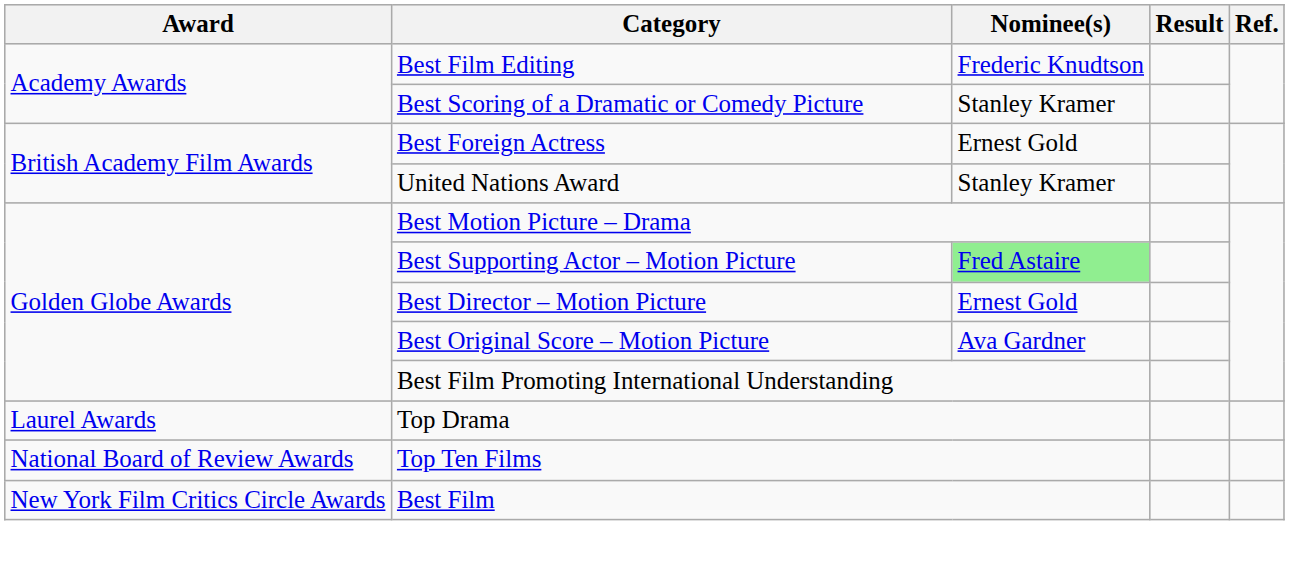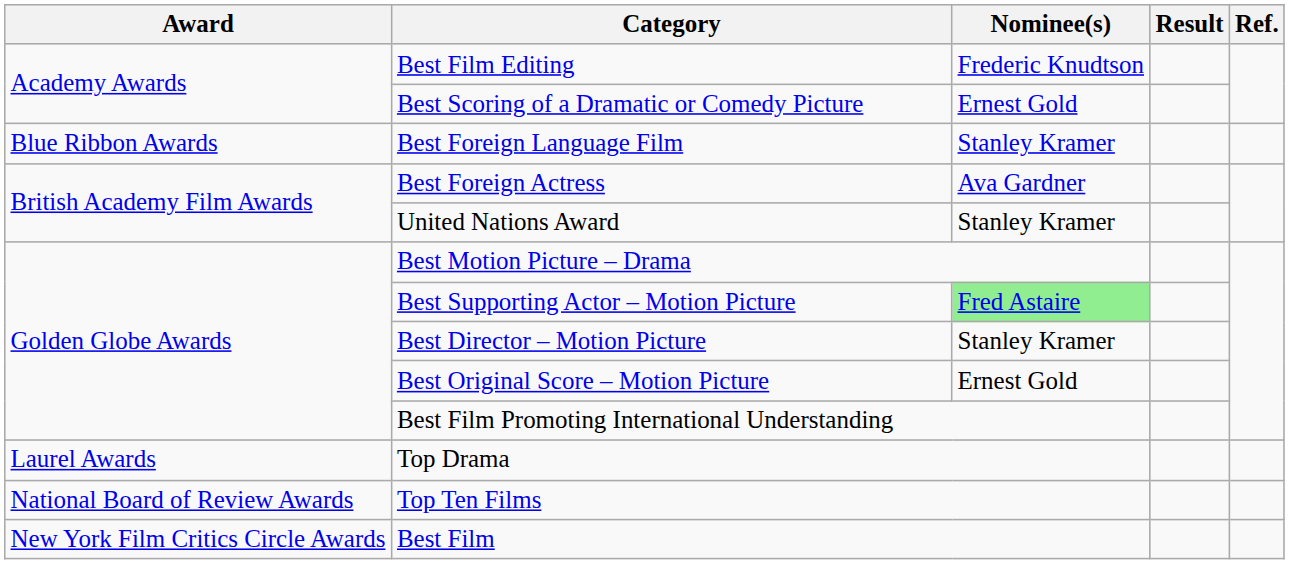(1036, 103) Stanley Kramer -> (1018, 103) Ernest Gold
+ row: (540, 143)
(1018, 143) Ernest Gold -> (1021, 182) Ava Gardner
(1018, 301) Ernest Gold -> (1036, 340) Stanley Kramer
(1021, 340) Ava Gardner -> (1018, 380) Ernest Gold
